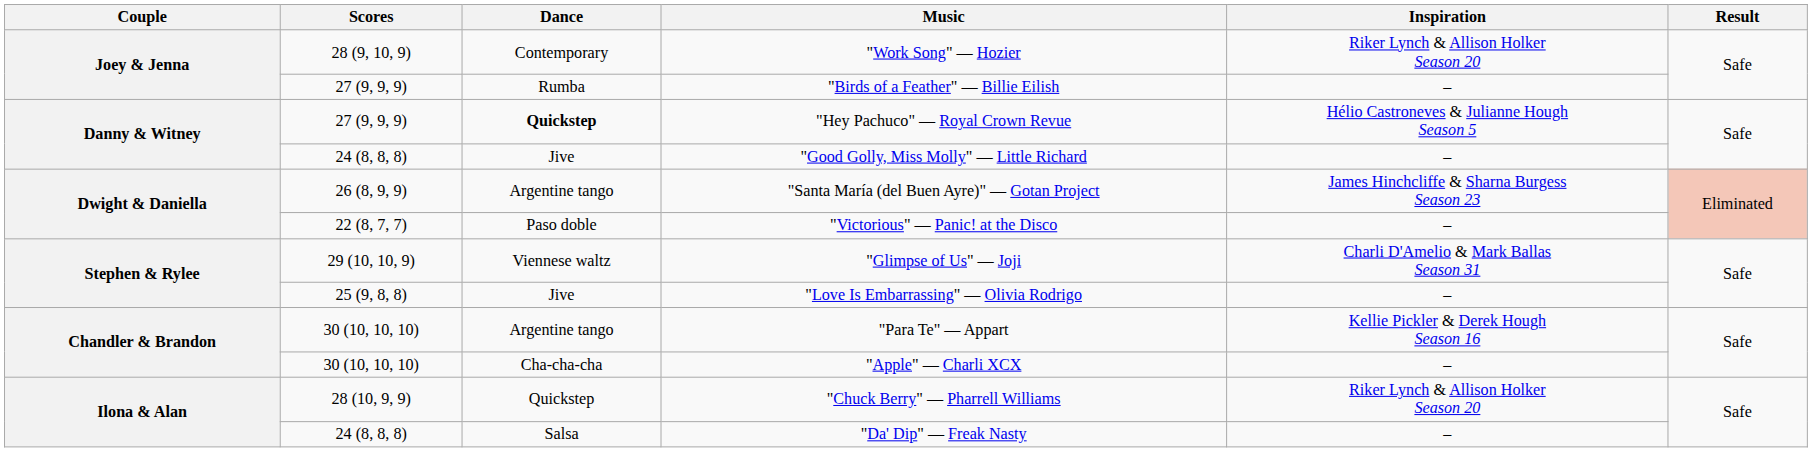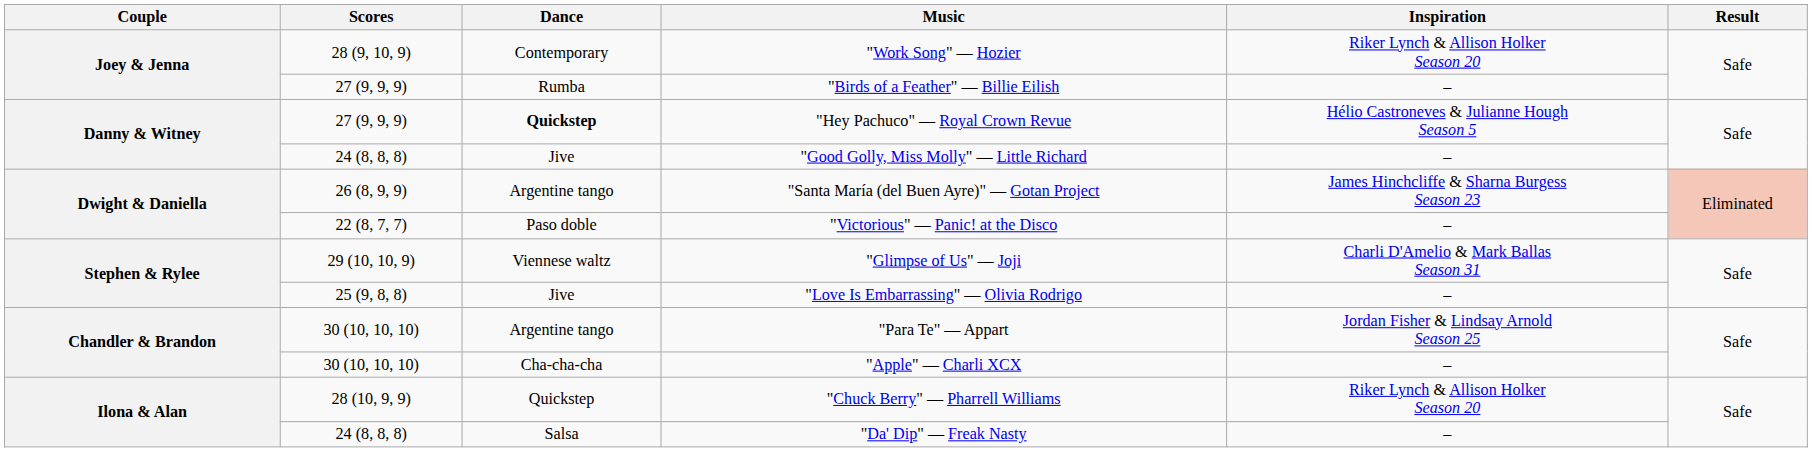(1447, 329) Kellie Pickler & Derek Hough Season 16 -> (1447, 329) Jordan Fisher & Lindsay Arnold Season 25
